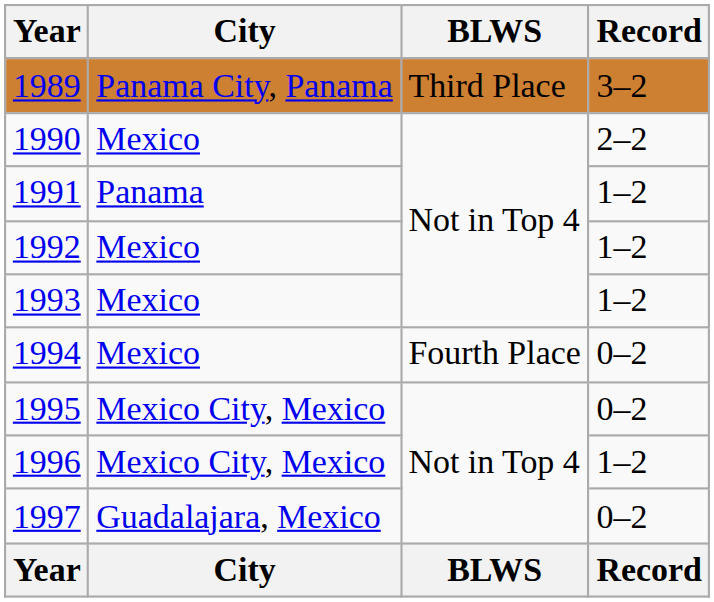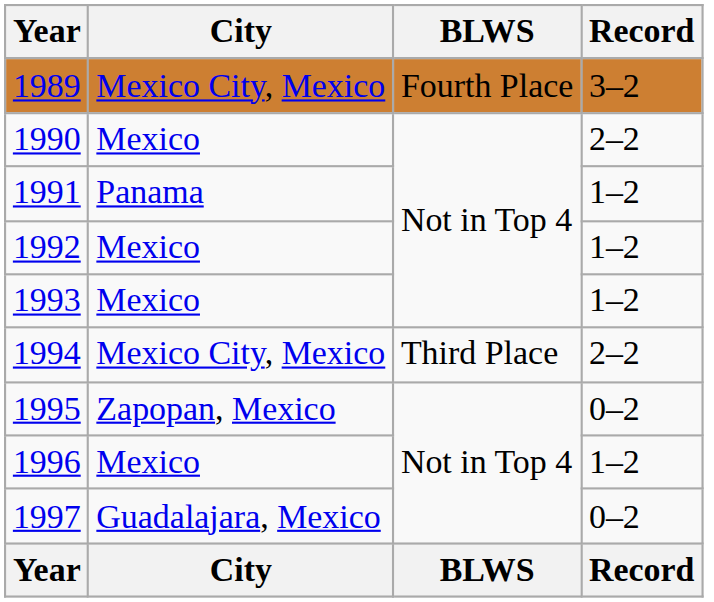(245, 85) Panama City, Panama -> (241, 85) Mexico City, Mexico
(487, 85) Third Place -> (487, 85) Fourth Place
(148, 354) Mexico -> (241, 354) Mexico City, Mexico
(495, 354) Fourth Place -> (480, 354) Third Place
(622, 354) 0–2 -> (614, 354) 2–2
(241, 407) Mexico City, Mexico -> (216, 407) Zapopan, Mexico
(241, 461) Mexico City, Mexico -> (148, 461) Mexico
